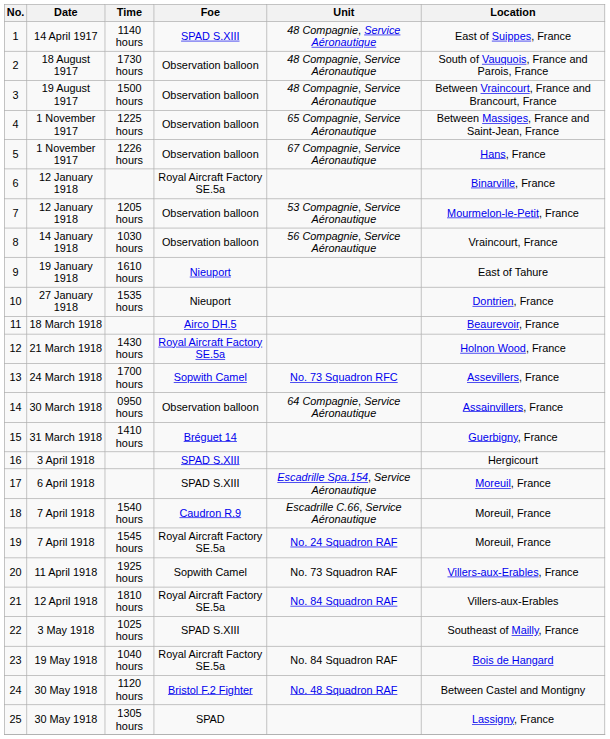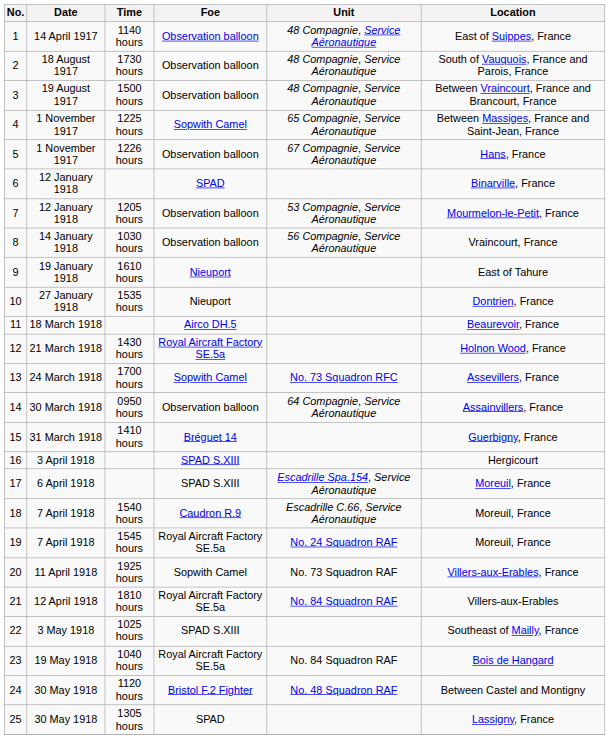(210, 36) SPAD S.XIII -> (210, 36) Observation balloon
(210, 124) Observation balloon -> (210, 124) Sopwith Camel
(210, 183) Royal Aircraft Factory SE.5a -> (210, 183) SPAD
